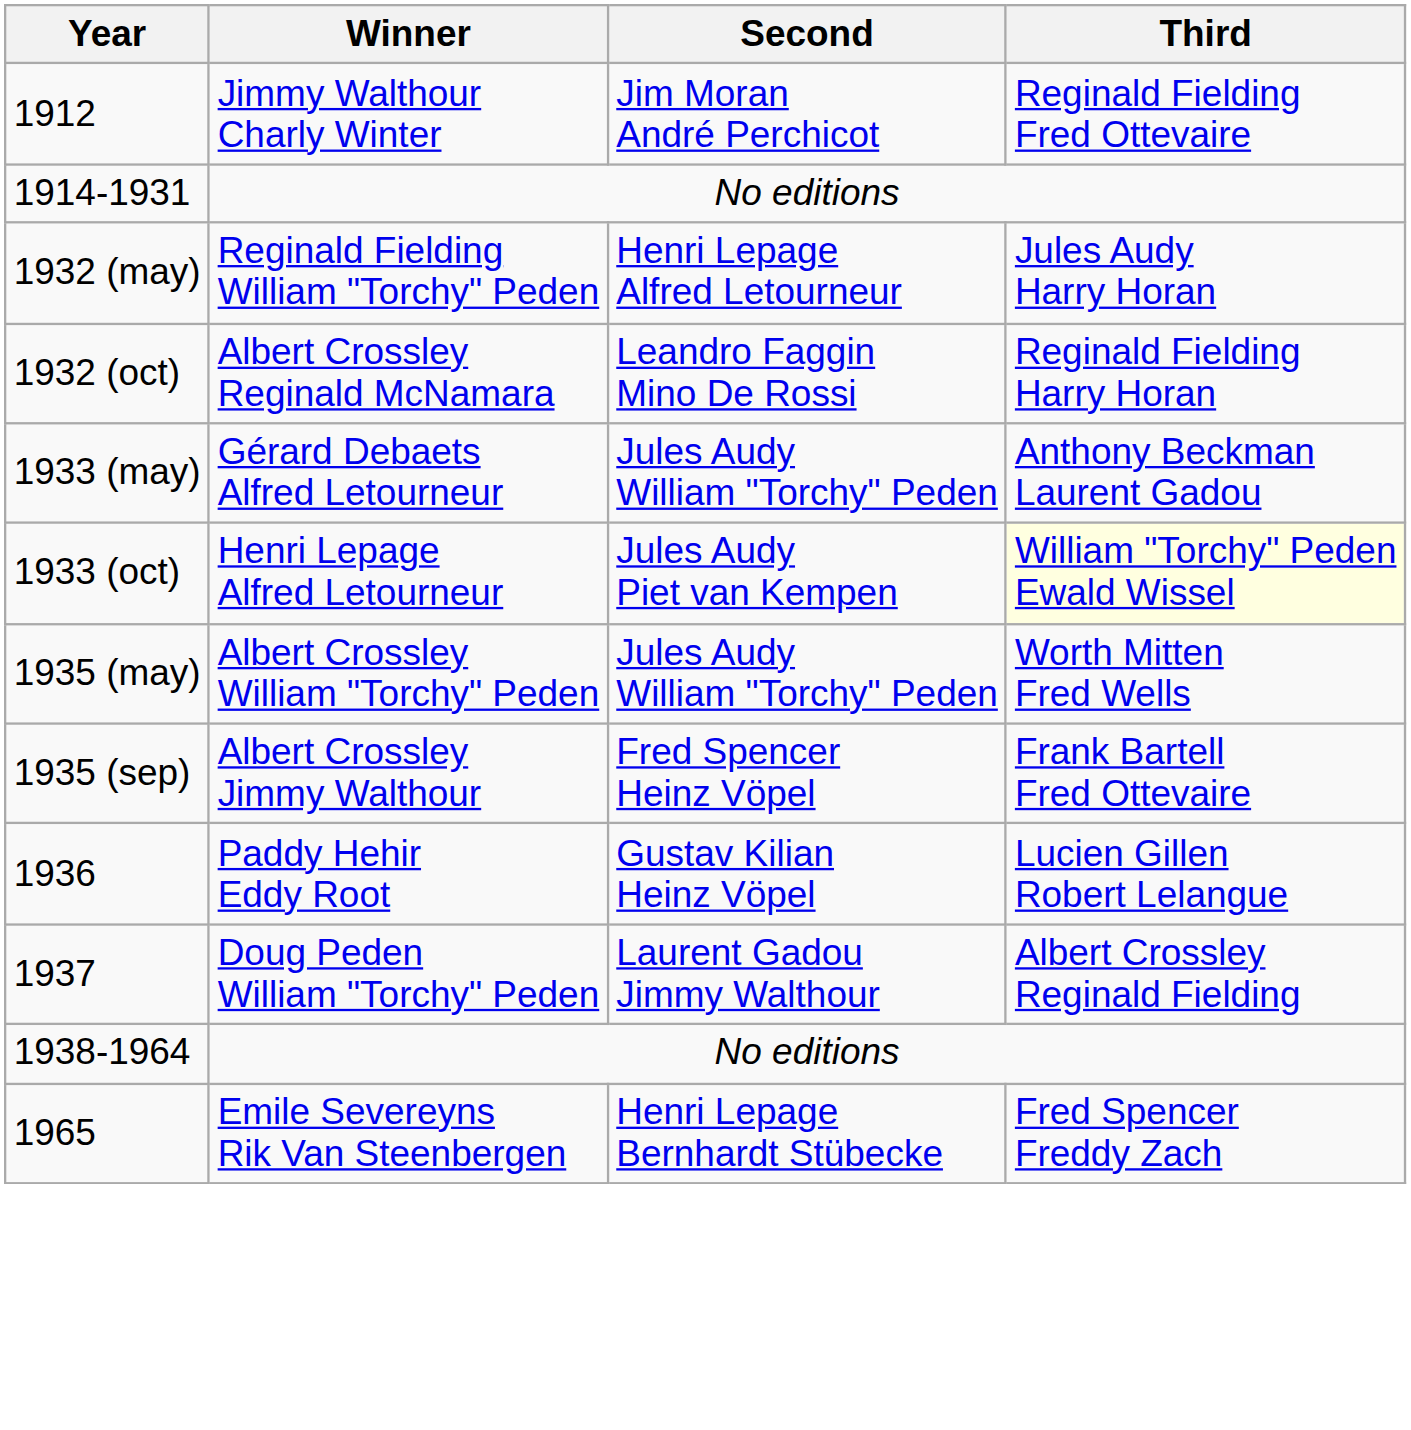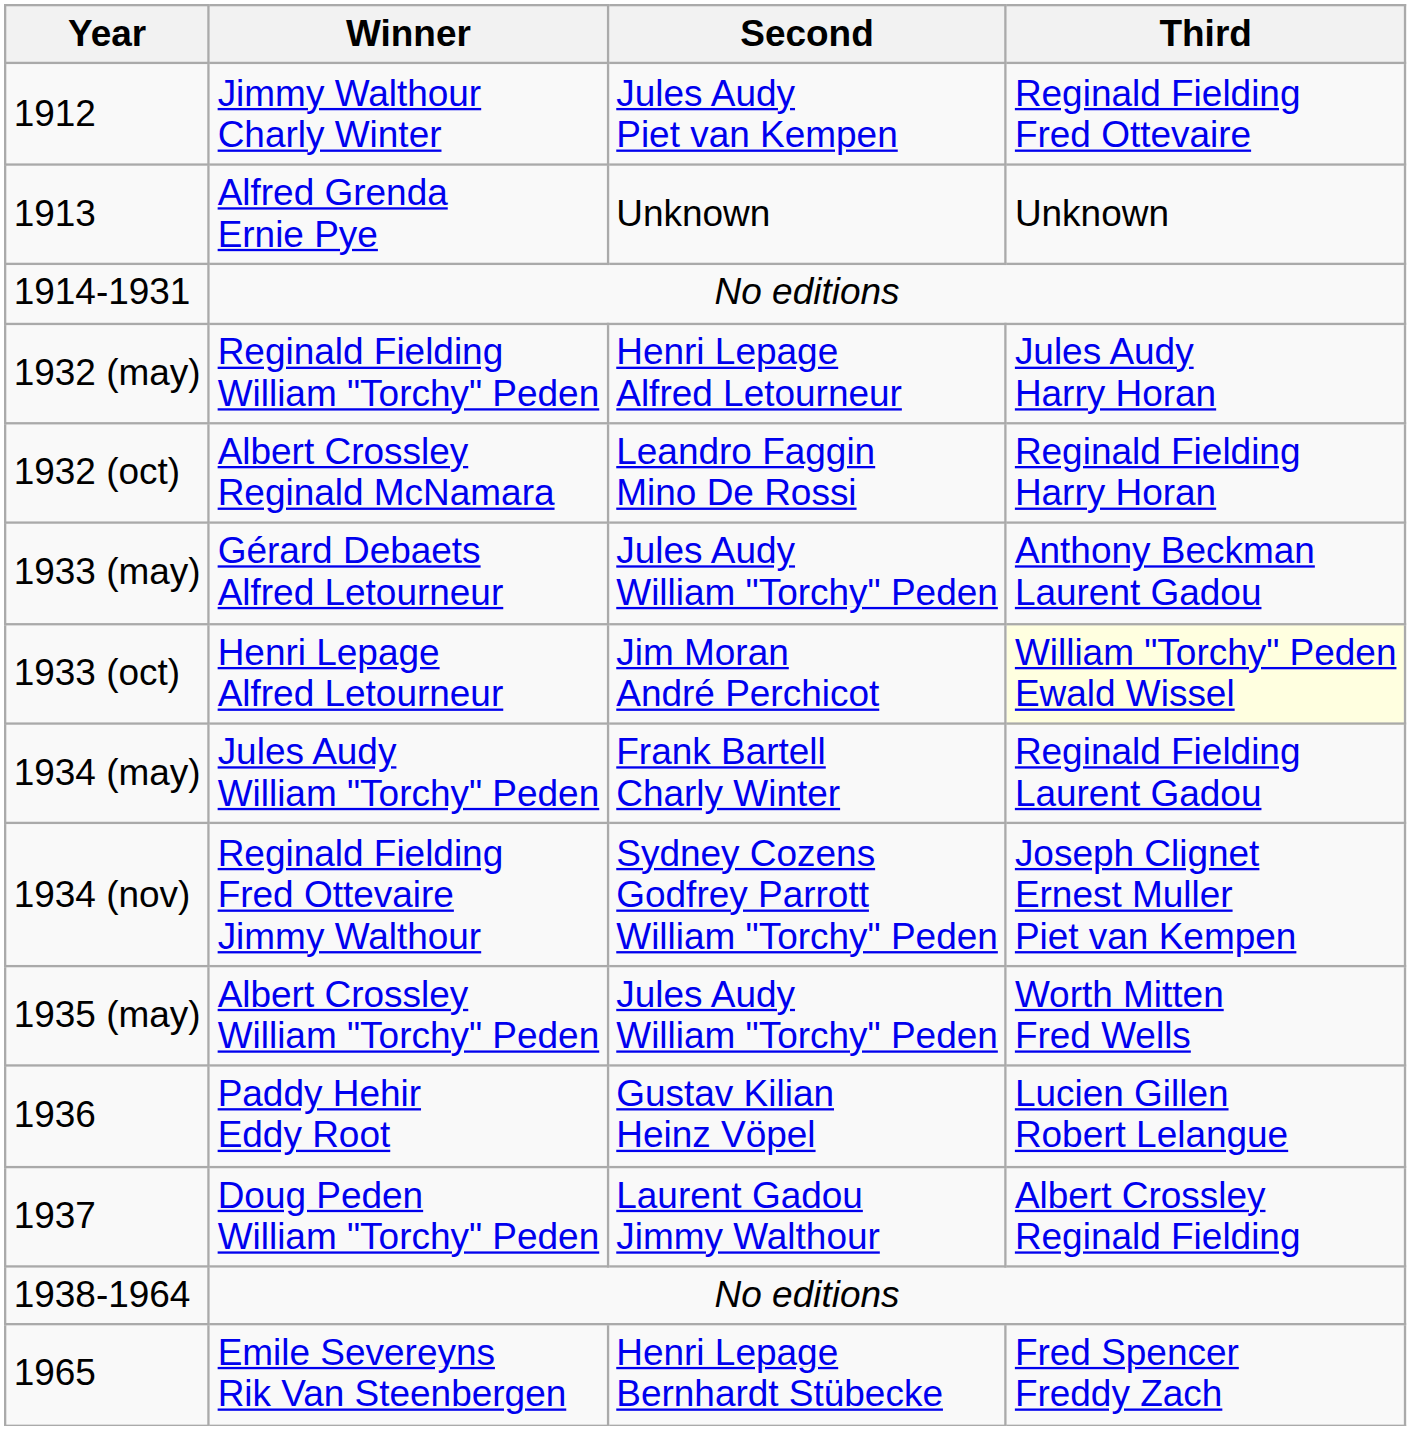(748, 113) Jim Moran André Perchicot -> (757, 113) Jules Audy Piet van Kempen
+ row: (55, 213)
(757, 572) Jules Audy Piet van Kempen -> (748, 672) Jim Moran André Perchicot
+ row: (107, 773)
+ row: (102, 893)
- row: (102, 773)
